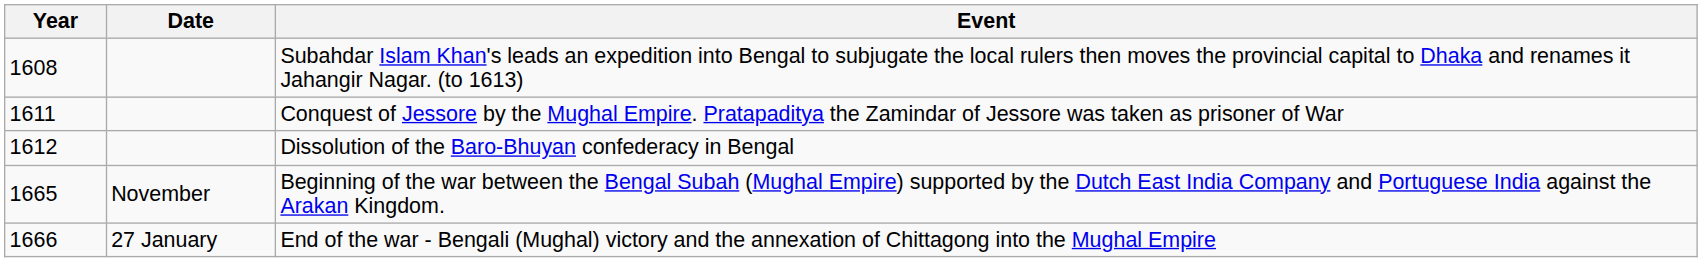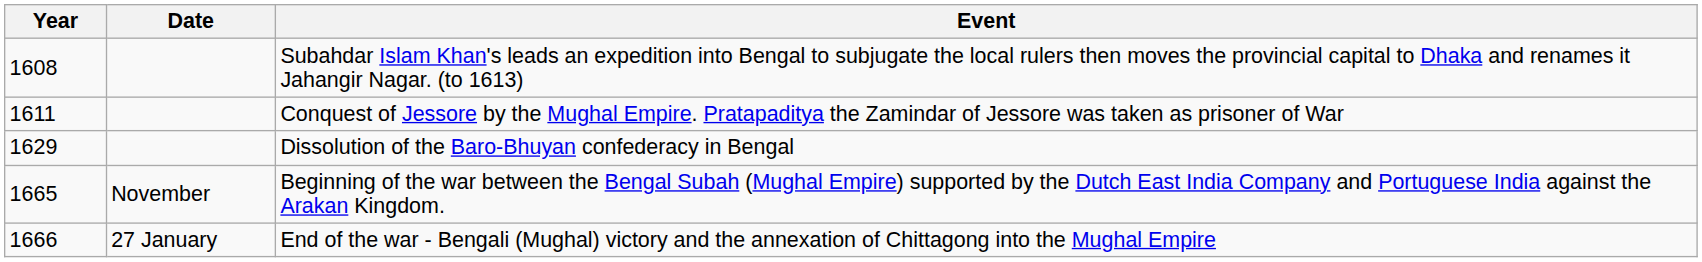(33, 147) 1612 -> (33, 147) 1629
